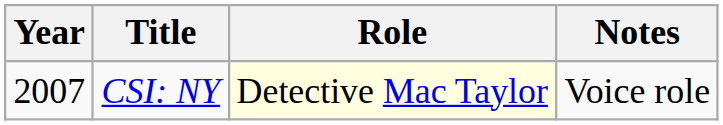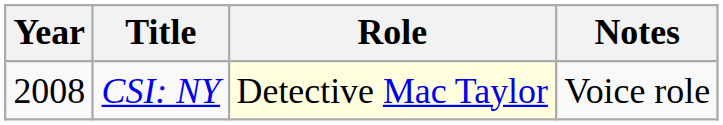(49, 89) 2007 -> (49, 89) 2008
